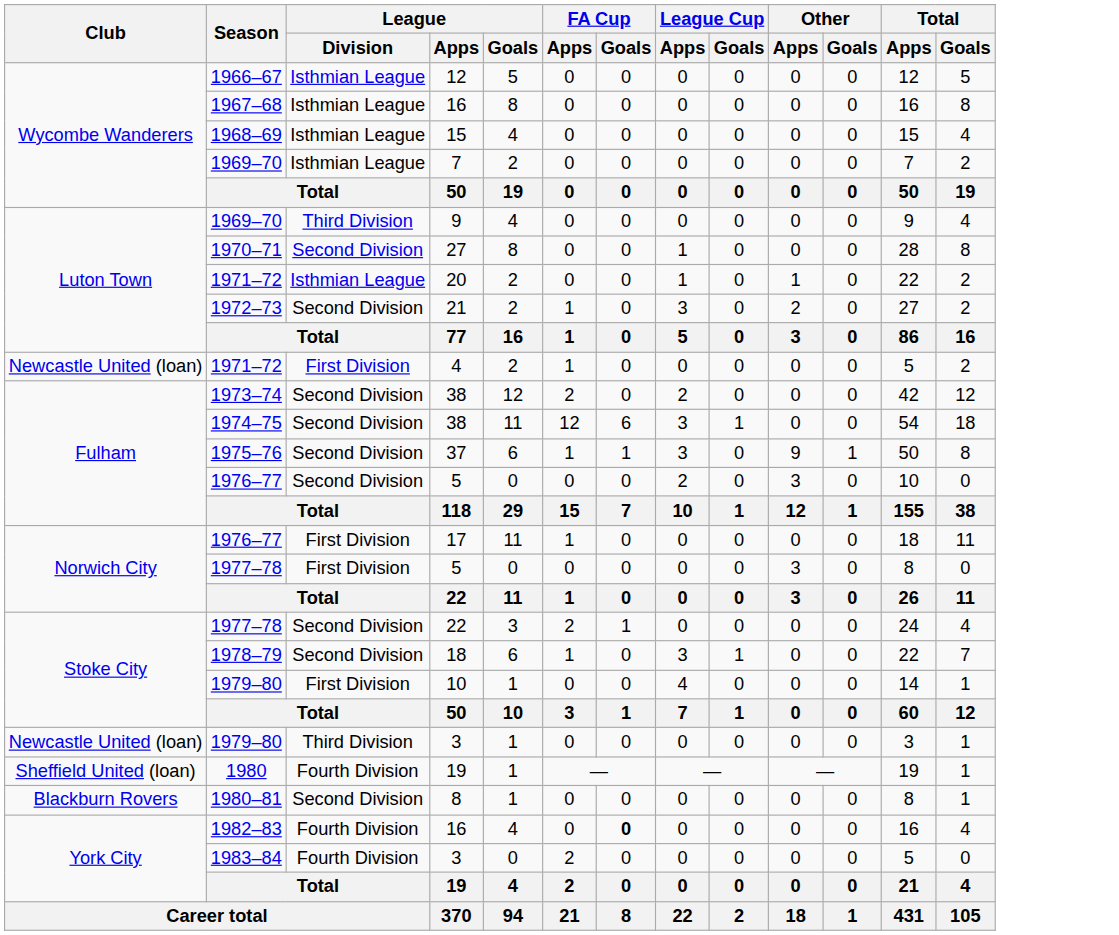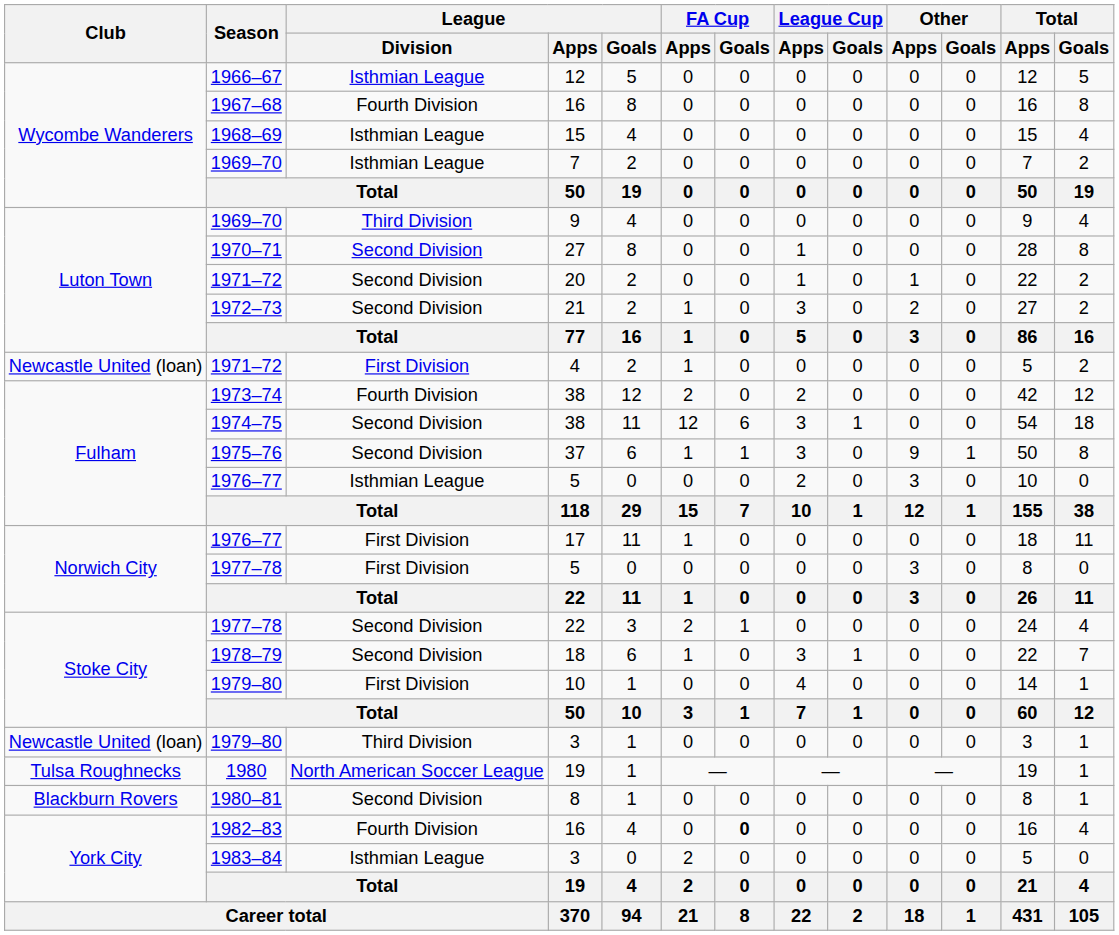(358, 105) Isthmian League -> (417, 105) Fourth Division
(358, 279) Isthmian League -> (417, 279) Second Division
(358, 395) Second Division -> (417, 395) Fourth Division
(358, 481) Second Division -> (417, 481) Isthmian League
(106, 771) Sheffield United (loan) -> (106, 771) Tulsa Roughnecks
(358, 771) Fourth Division -> (417, 771) North American Soccer League
(358, 857) Fourth Division -> (417, 857) Isthmian League
